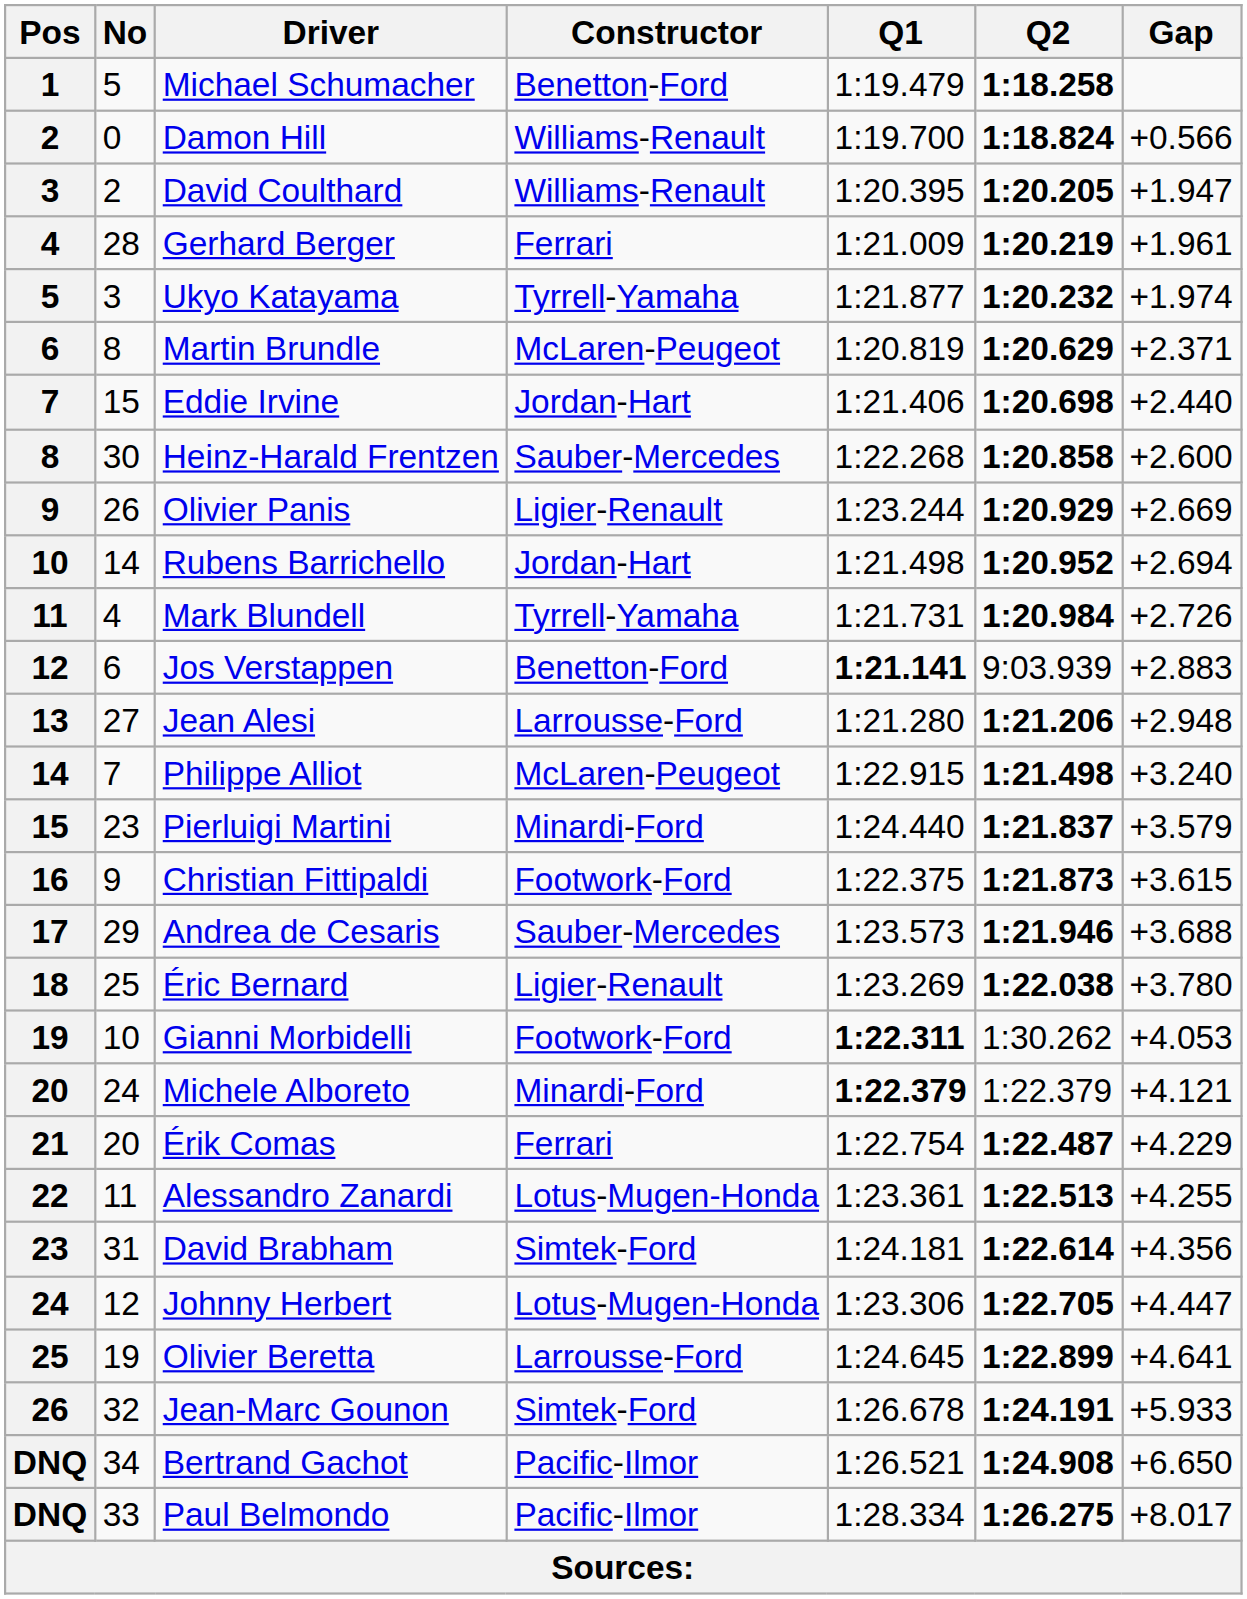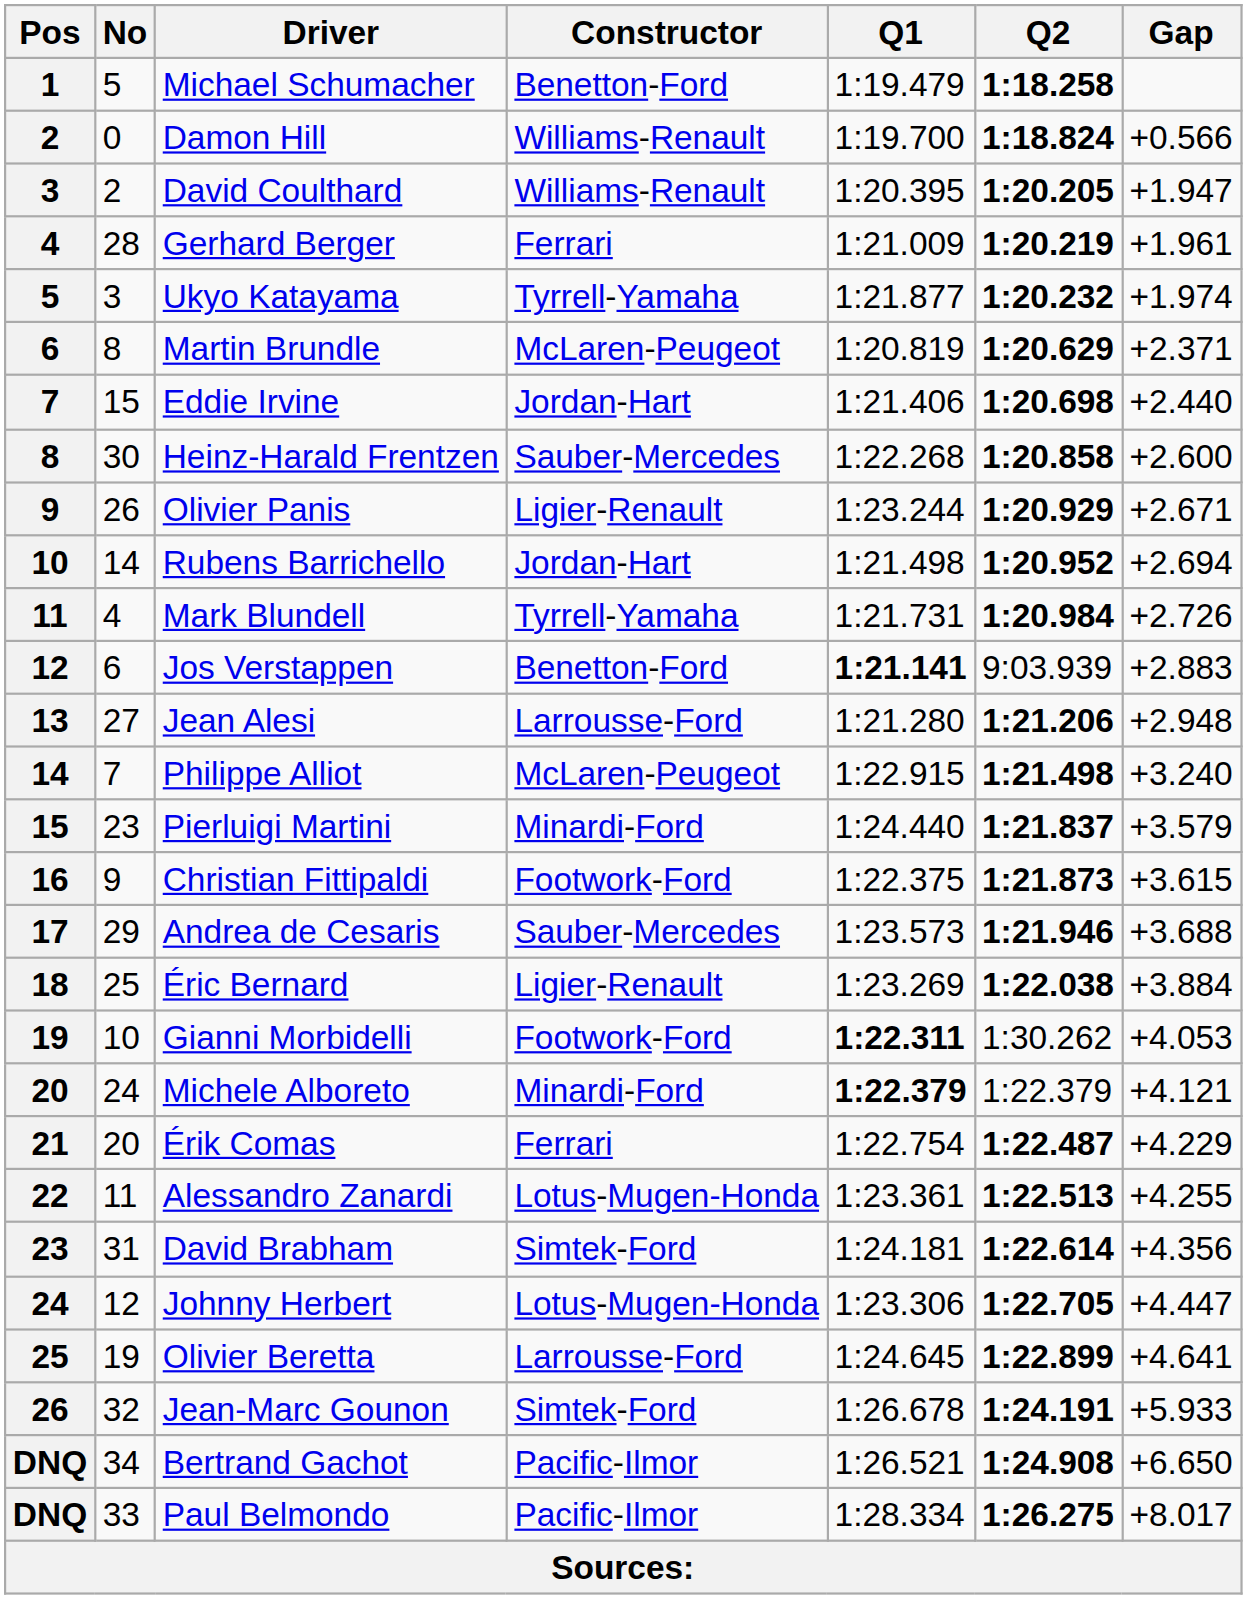(1181, 508) +2.669 -> (1181, 508) +2.671
(1181, 985) +3.780 -> (1181, 985) +3.884
